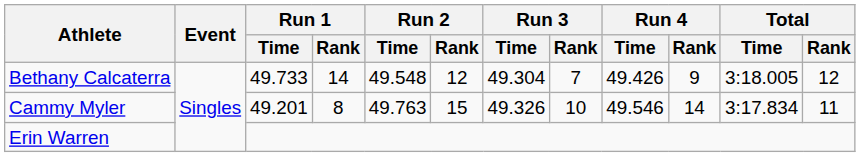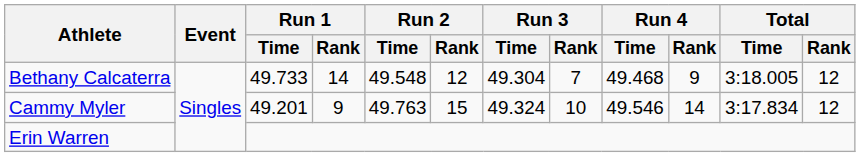(635, 78) 49.426 -> (635, 78) 49.468
(338, 108) 8 -> (338, 108) 9
(516, 108) 49.326 -> (516, 108) 49.324
(829, 108) 11 -> (829, 108) 12
